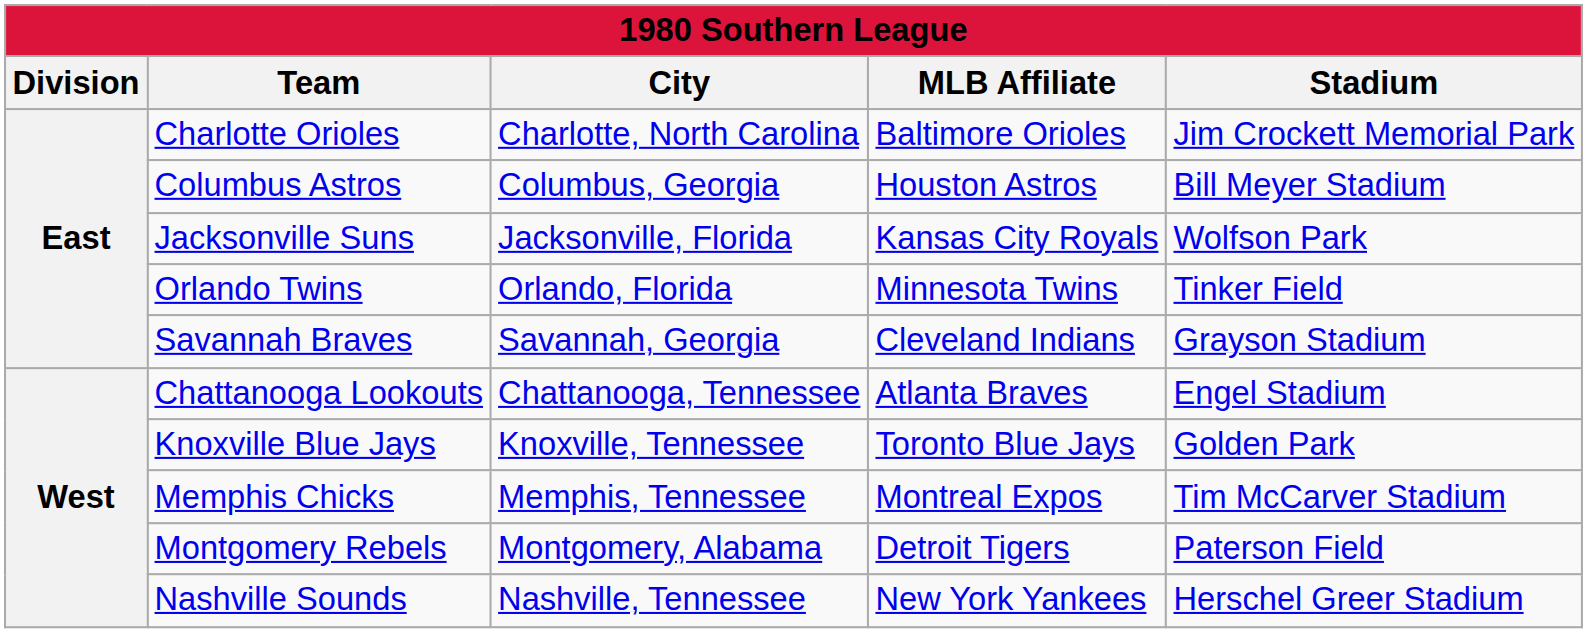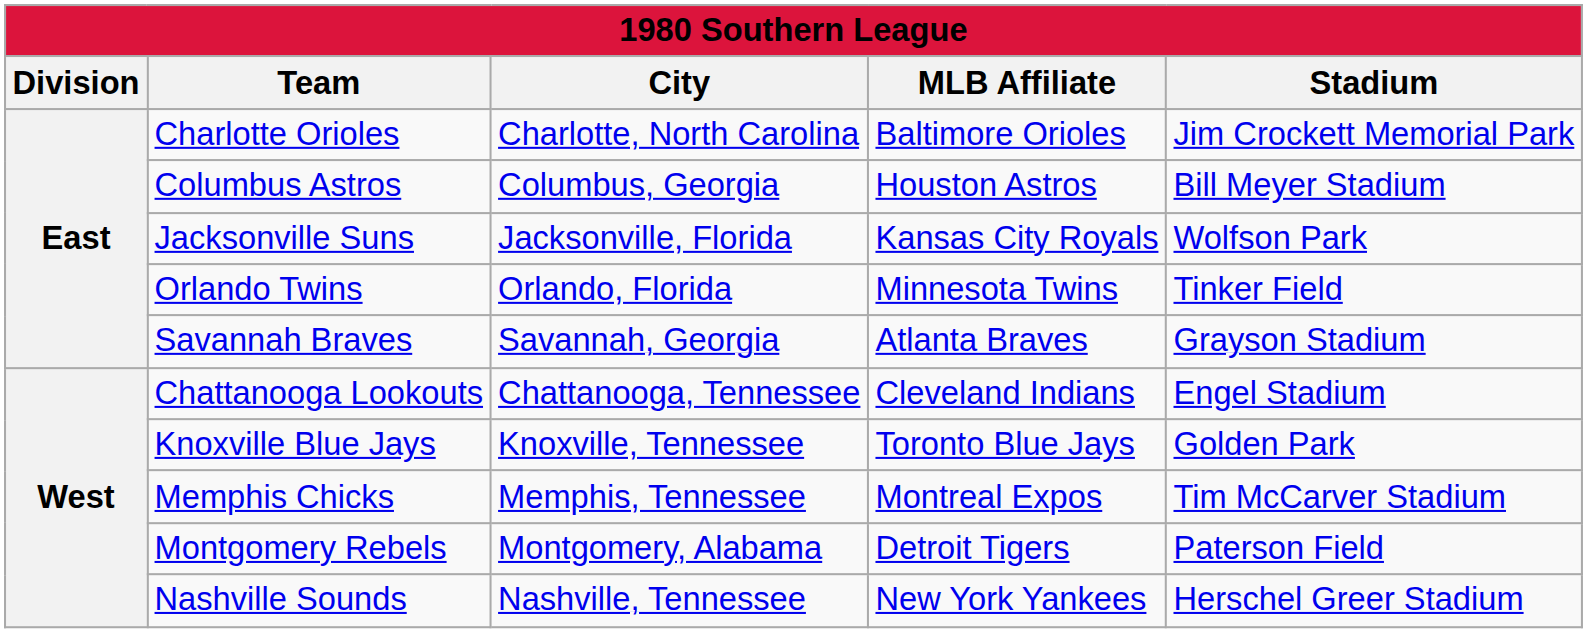(1005, 340) Cleveland Indians -> (982, 340) Atlanta Braves
(982, 392) Atlanta Braves -> (1005, 392) Cleveland Indians
